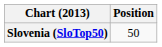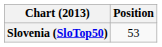(134, 32) 50 -> (134, 32) 53
